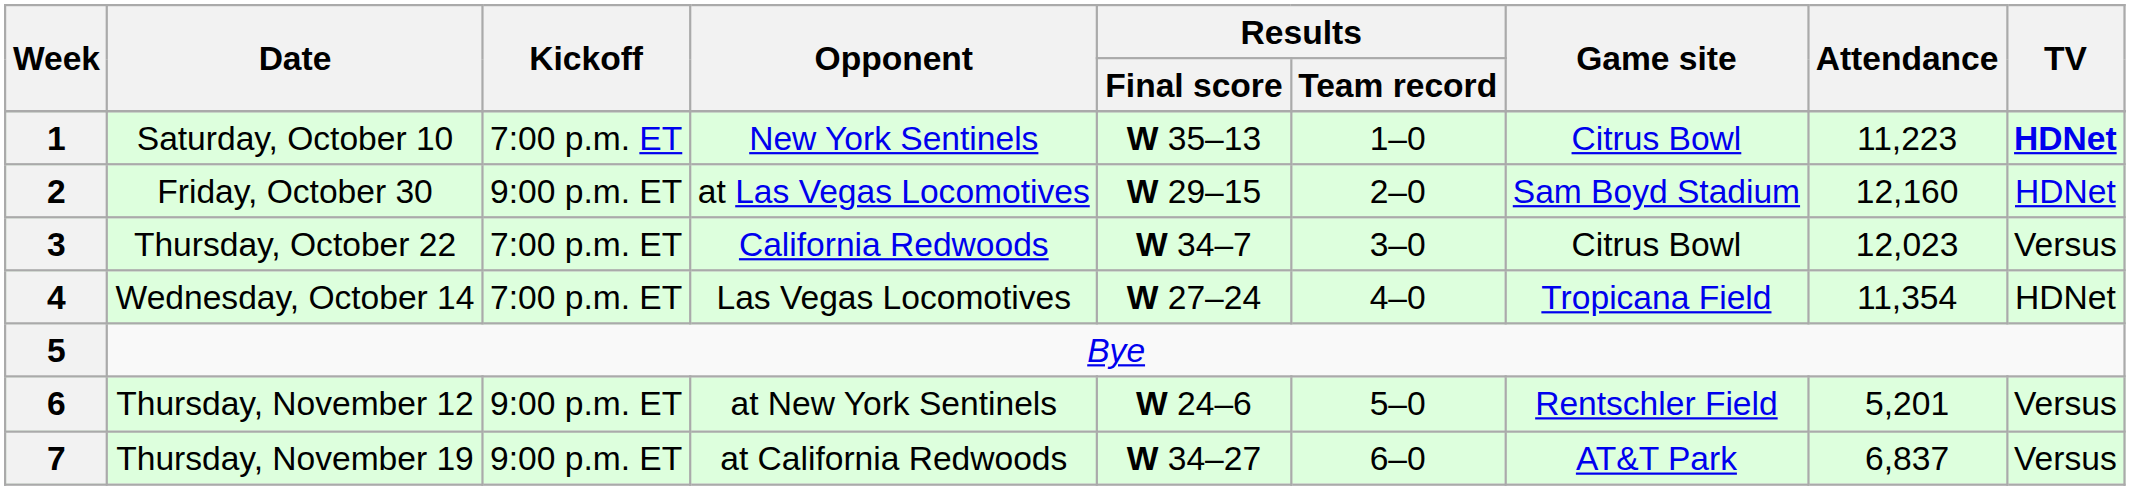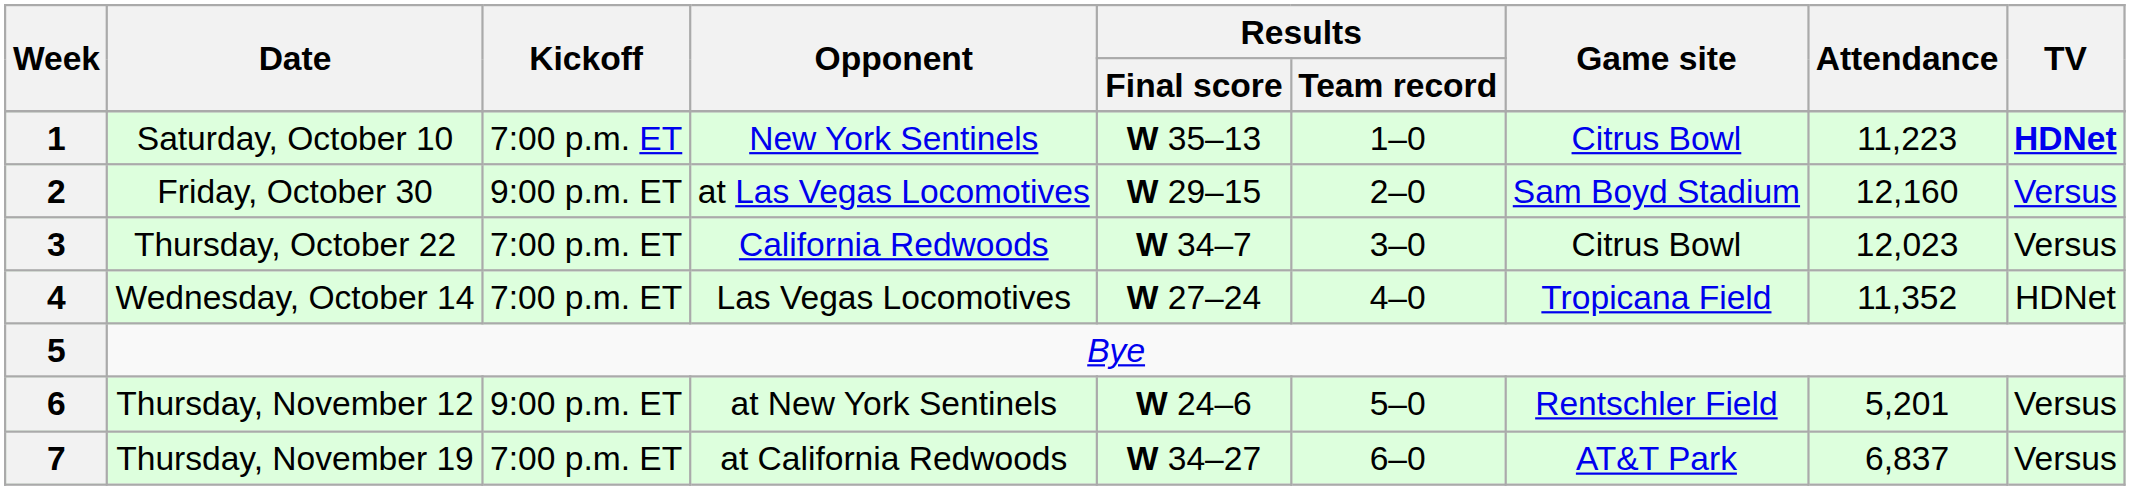(2065, 191) HDNet -> (2065, 191) Versus
(1907, 298) 11,354 -> (1907, 298) 11,352
(586, 457) 9:00 p.m. ET -> (586, 457) 7:00 p.m. ET
